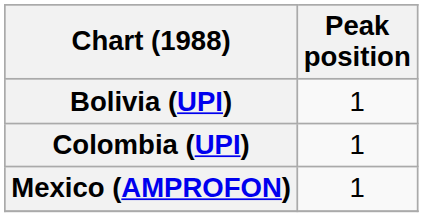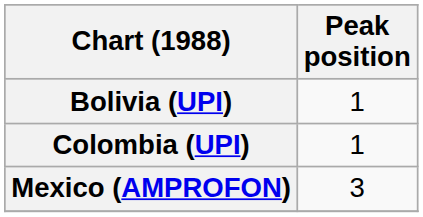(357, 188) 1 -> (357, 188) 3
